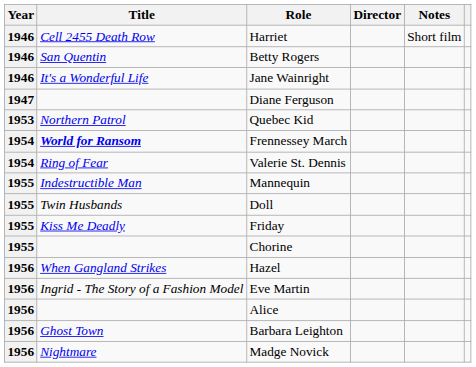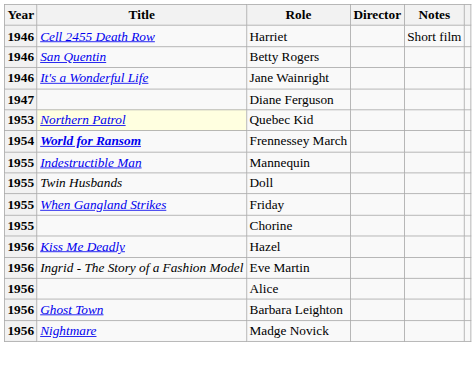(83, 120) no background -> (83, 120) lightyellow background
- row: (298, 162)
(83, 225) Kiss Me Deadly -> (103, 204) When Gangland Strikes
(103, 267) When Gangland Strikes -> (83, 246) Kiss Me Deadly
